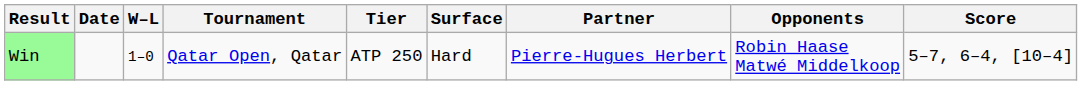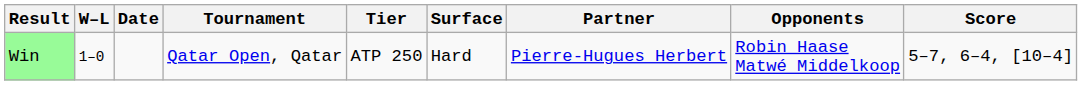columns swapped: (144, 19) <-> (99, 19)
